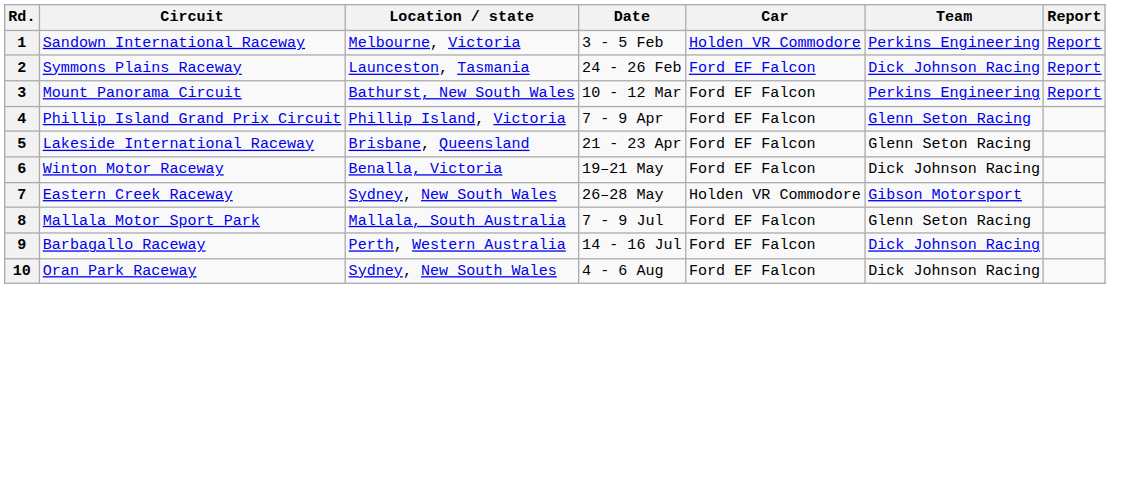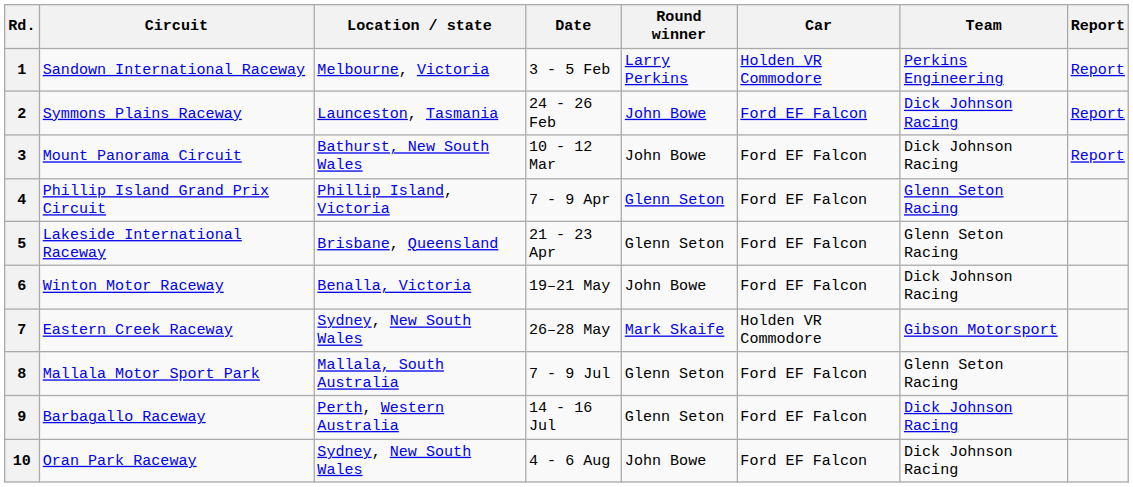+ column: (679, 26)
(954, 93) Perkins Engineering -> (958, 156) Dick Johnson Racing
